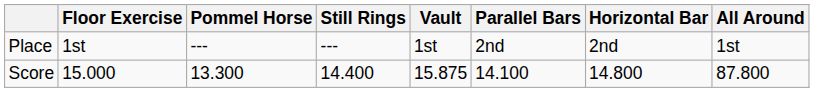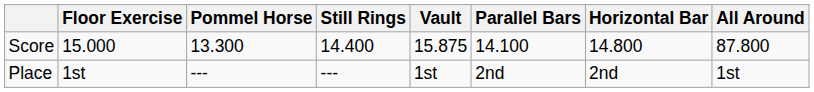rows swapped: (31, 73) <-> (30, 45)
